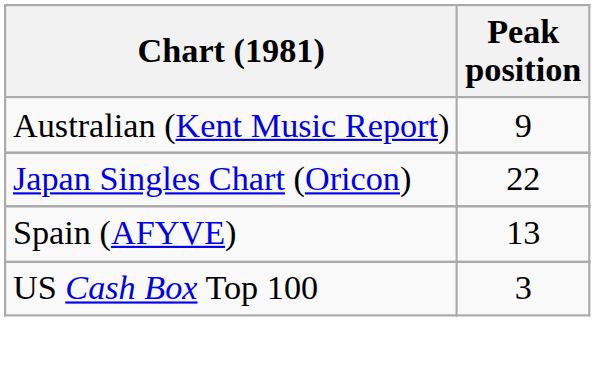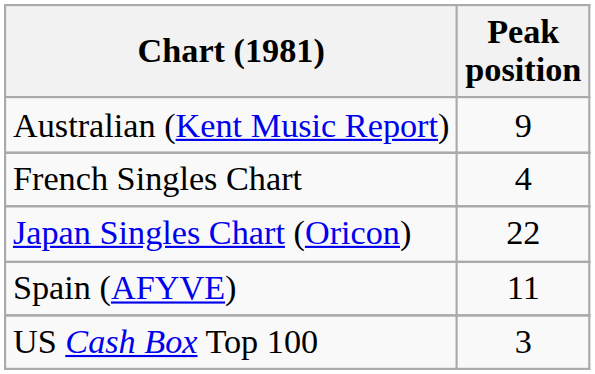+ row: (158, 178)
(523, 233) 13 -> (523, 287) 11
